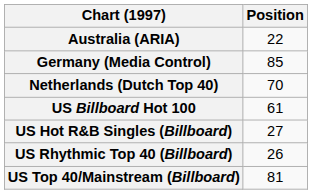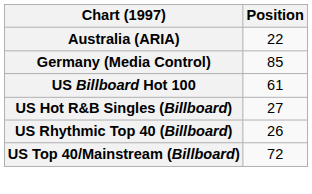- row: (124, 85)
(275, 177) 81 -> (275, 154) 72
